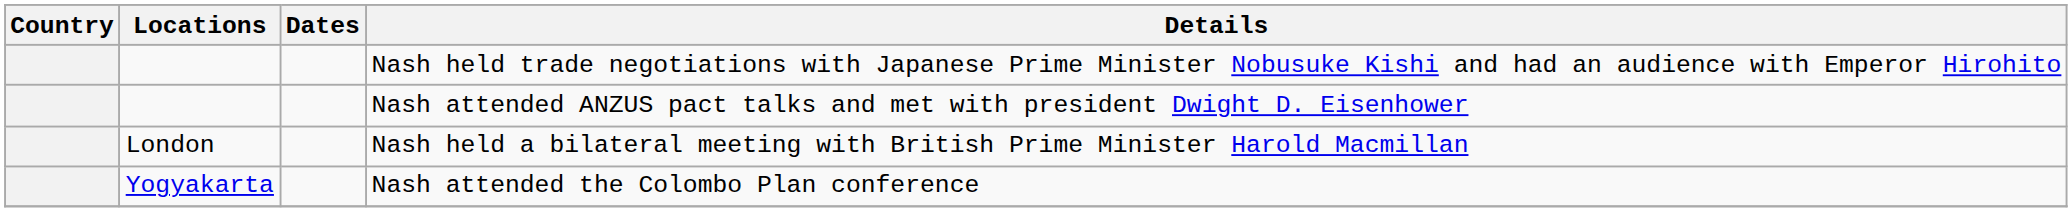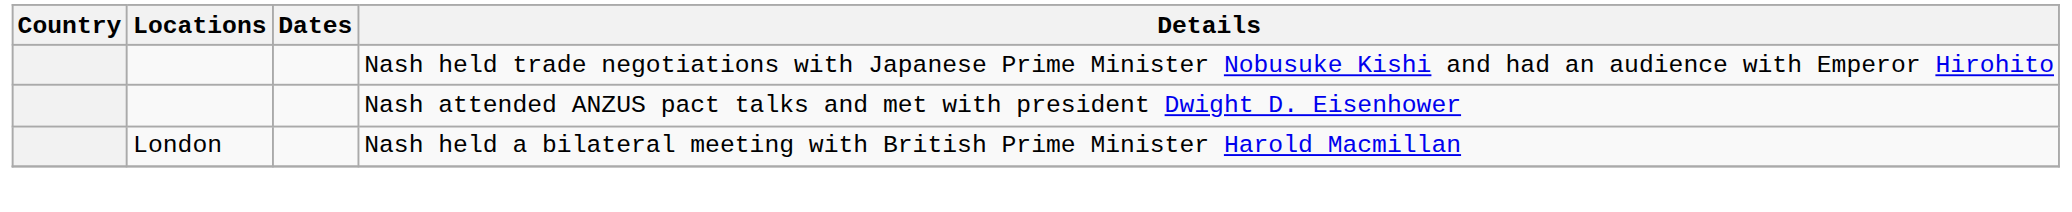- row: (675, 186)
